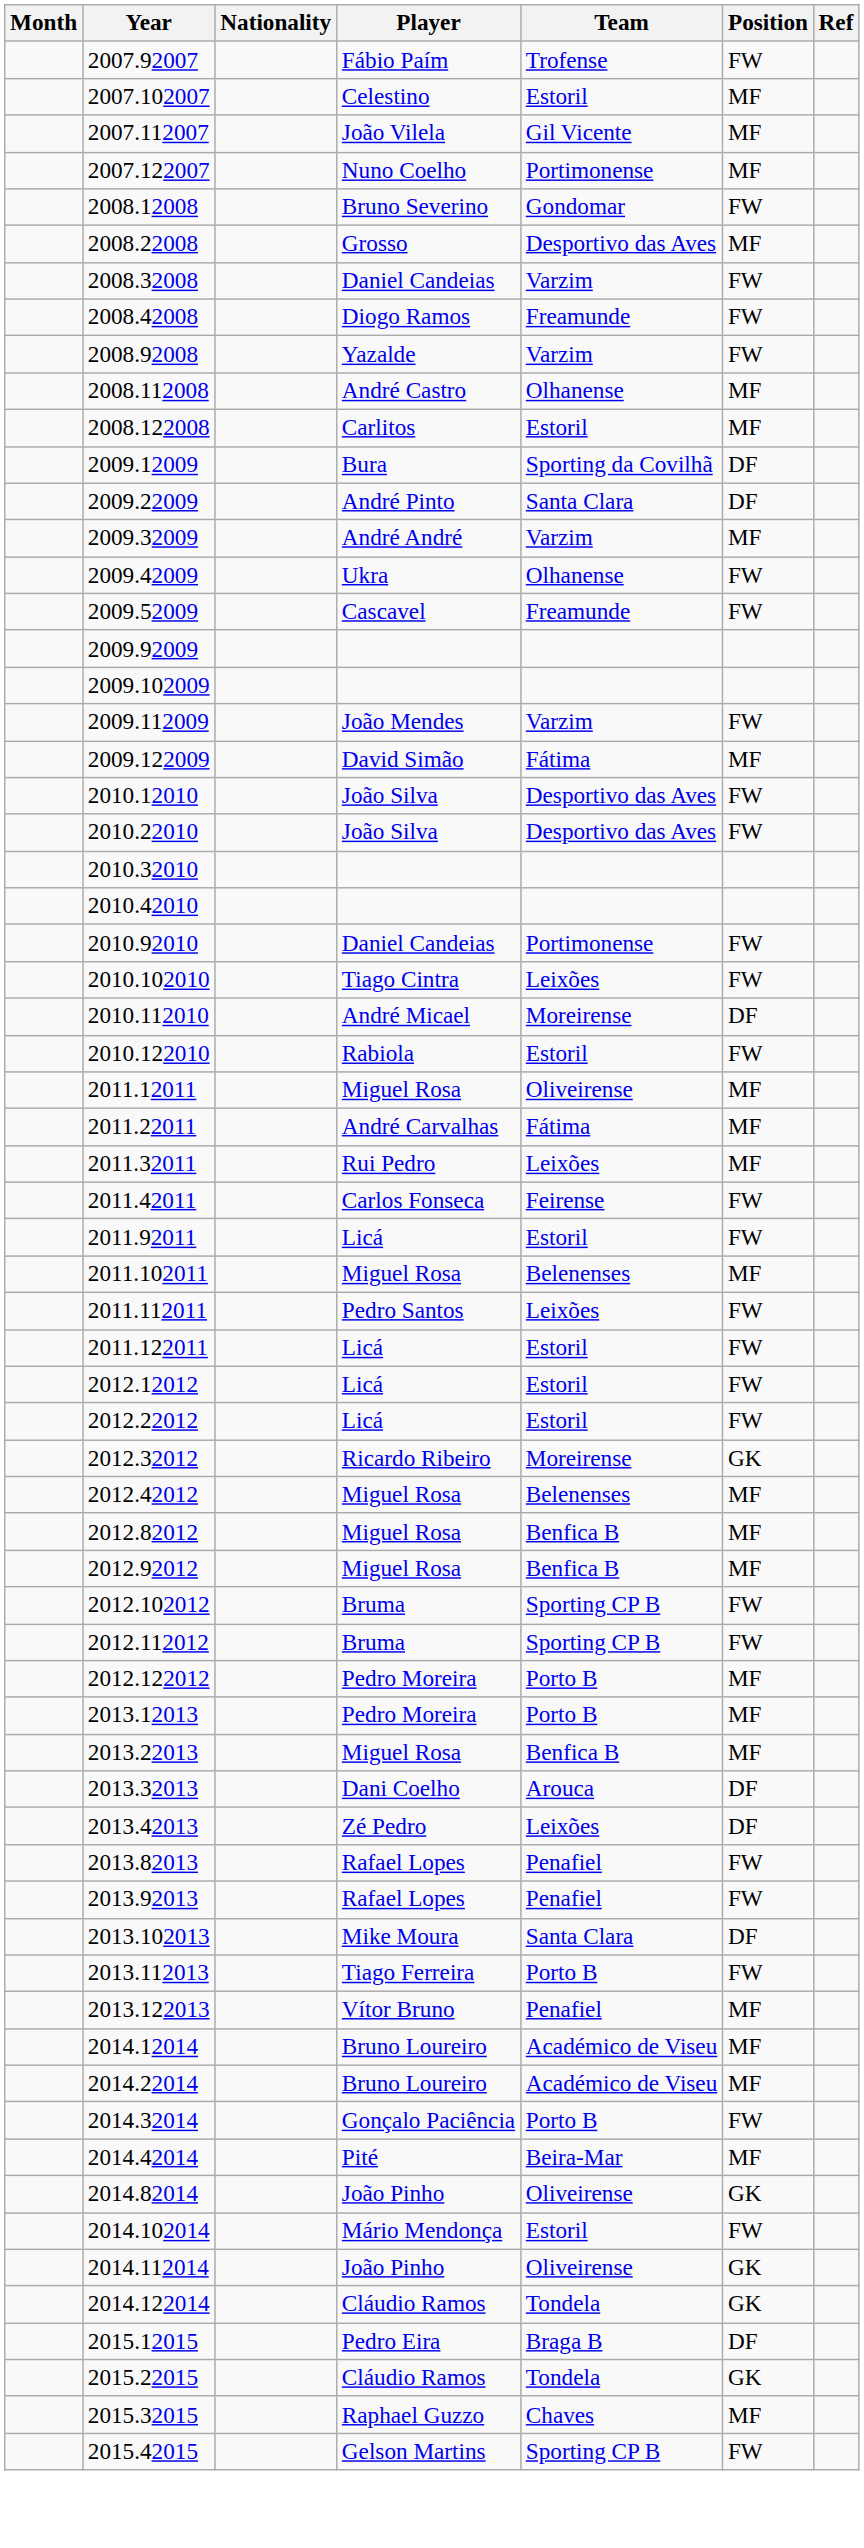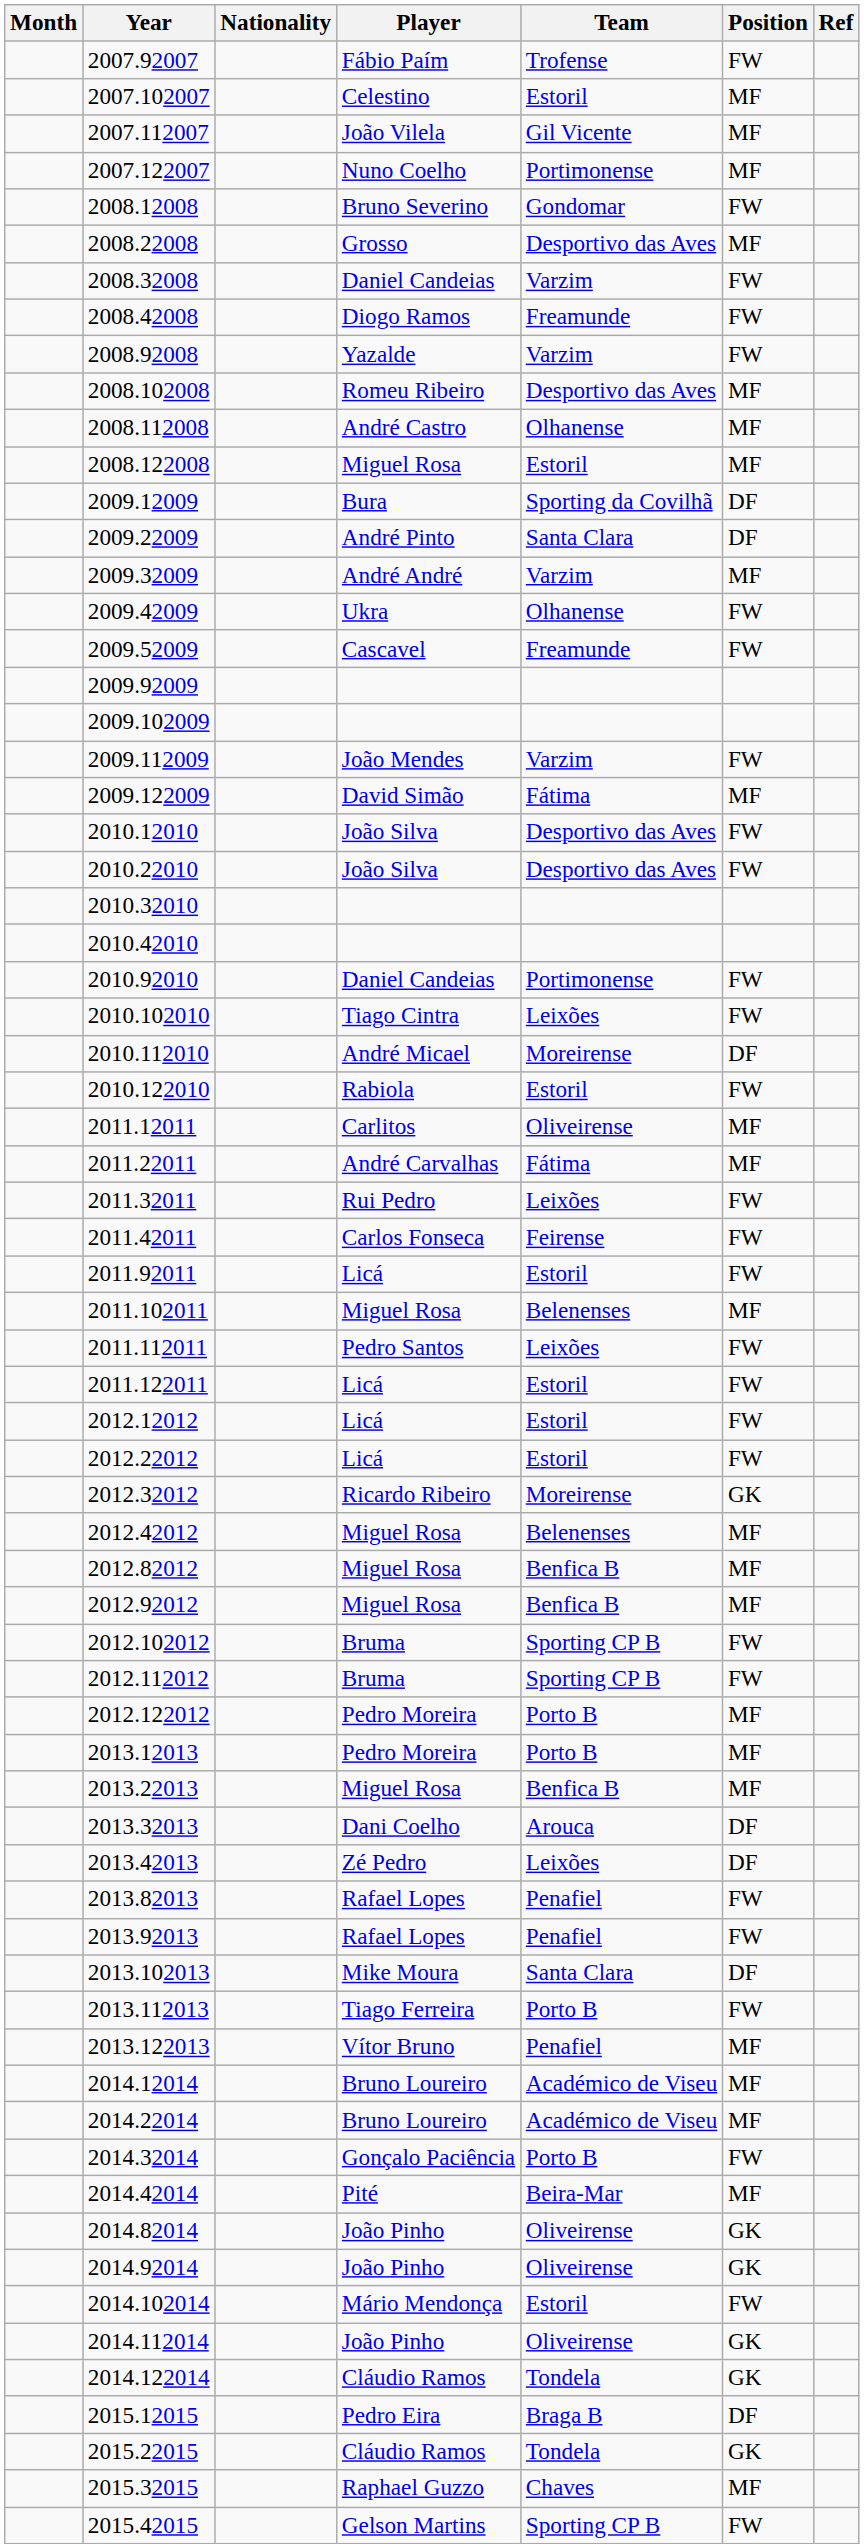+ row: (149, 390)
(379, 427) Carlitos -> (401, 464) Miguel Rosa
(401, 1089) Miguel Rosa -> (379, 1126) Carlitos
(745, 1163) MF -> (745, 1200) FW
+ row: (143, 2267)
